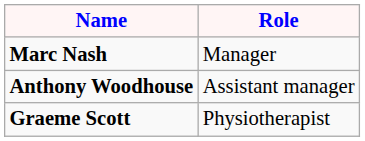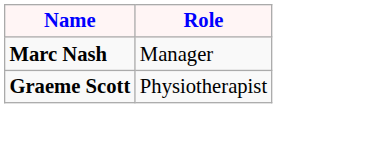- row: (101, 86)
